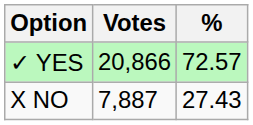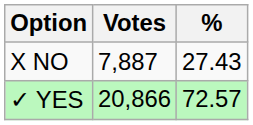rows swapped: (47, 62) <-> (39, 100)
